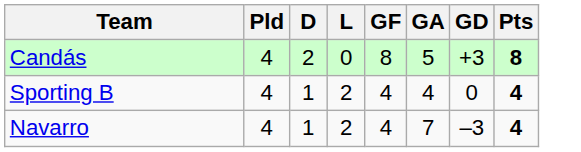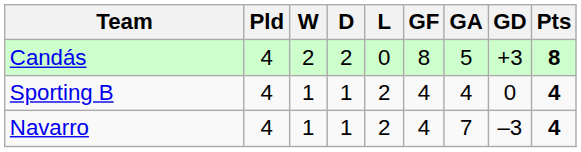+ column: (308, 22)
